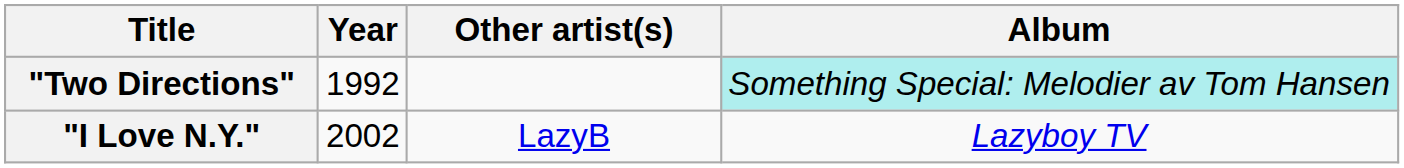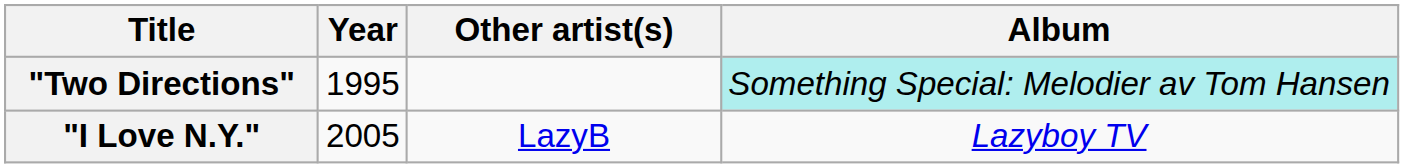(363, 83) 1992 -> (363, 83) 1995
(363, 135) 2002 -> (363, 135) 2005
